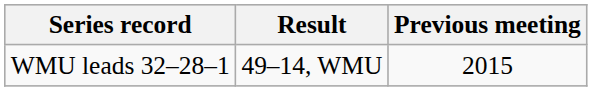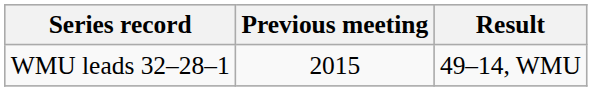columns swapped: (487, 24) <-> (312, 24)
